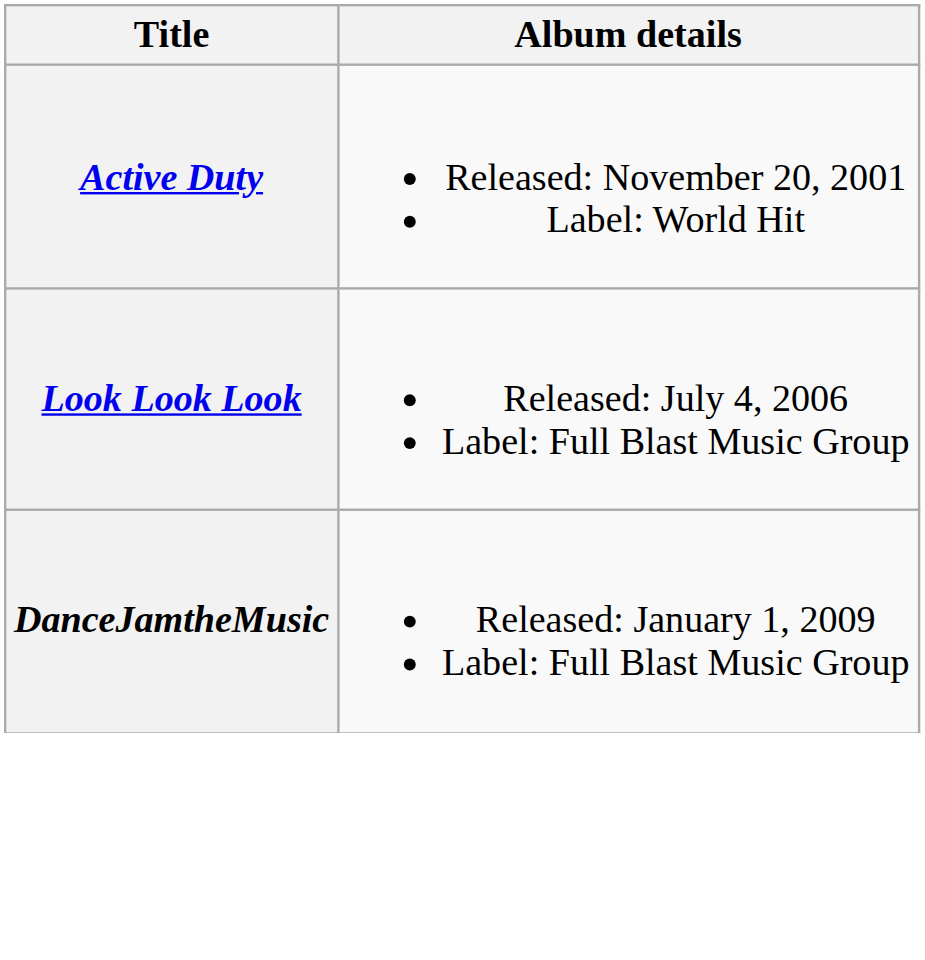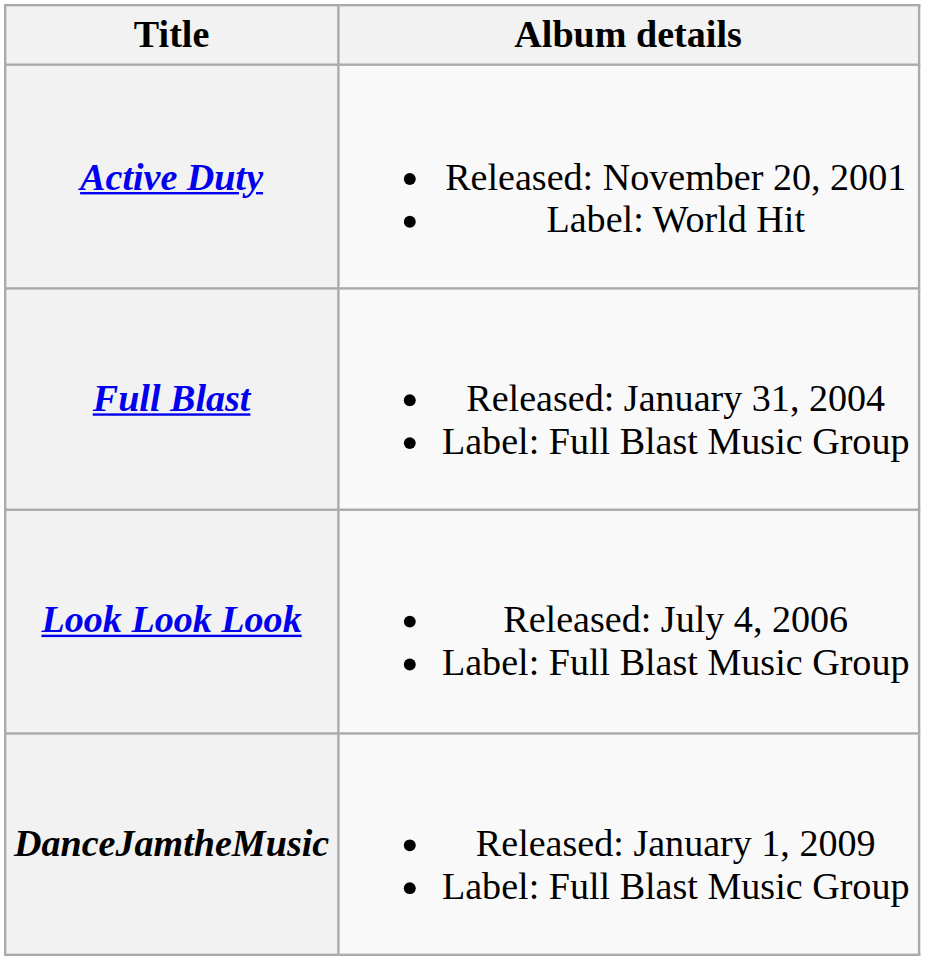+ row: (172, 398)
